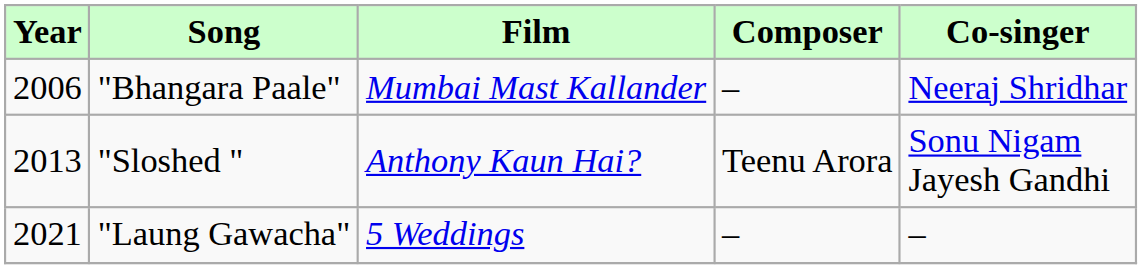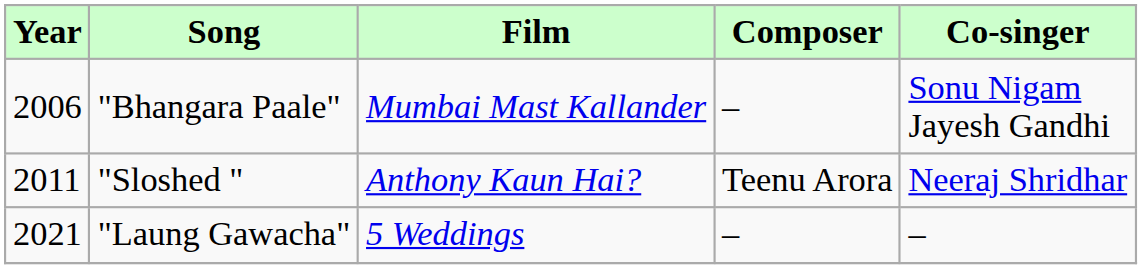(1018, 86) Neeraj Shridhar -> (1009, 105) Sonu Nigam Jayesh Gandhi
(47, 160) 2013 -> (47, 179) 2011
(1009, 160) Sonu Nigam Jayesh Gandhi -> (1018, 179) Neeraj Shridhar
